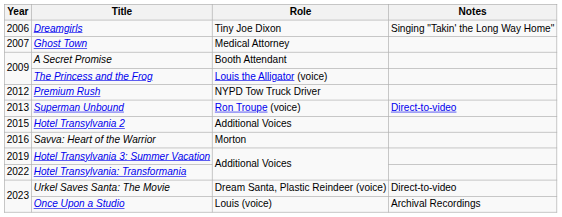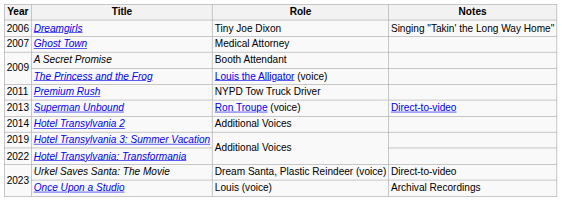(18, 92) 2012 -> (17, 92) 2011
(18, 124) 2015 -> (18, 124) 2014
- row: (95, 140)
